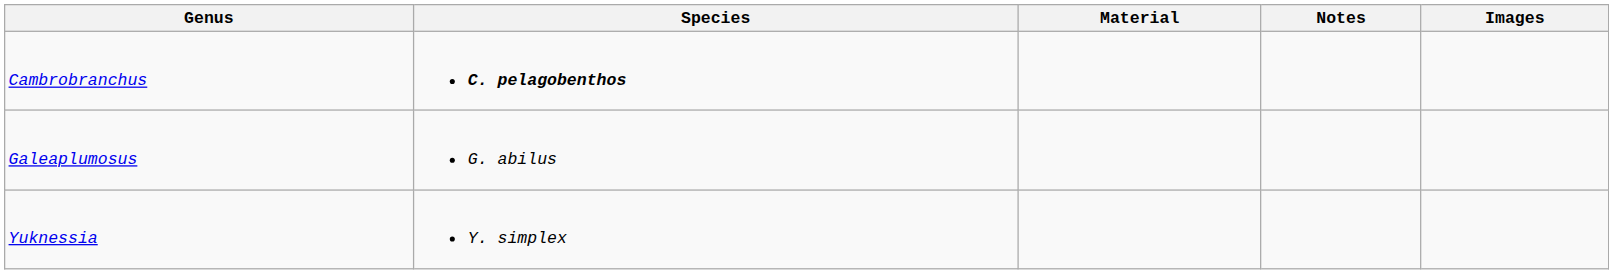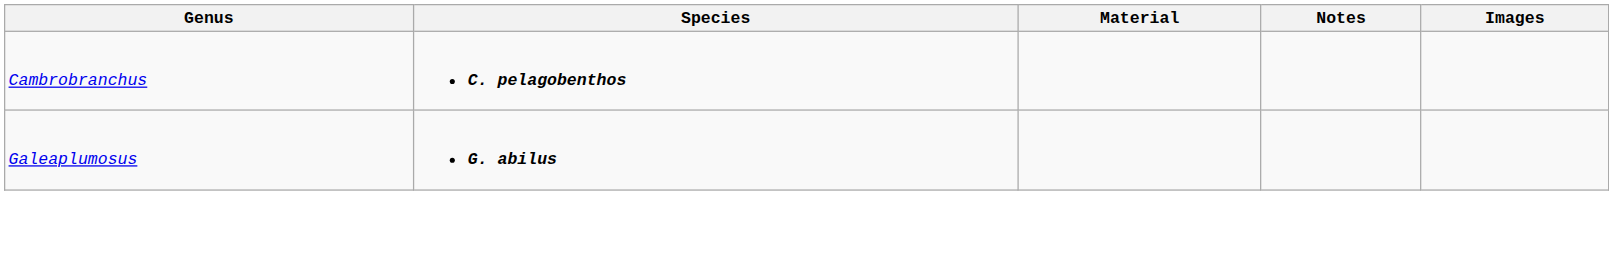(716, 160) normal -> (716, 160) bold
- row: (53, 239)
